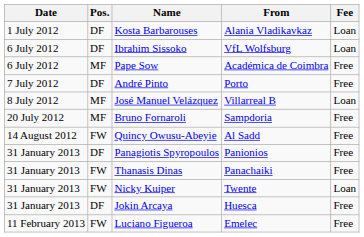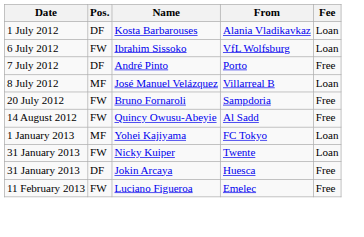(97, 48) DF -> (98, 48) FW
- row: (136, 65)
(98, 118) MF -> (98, 100) FW
+ row: (150, 135)
- row: (167, 153)
- row: (148, 170)
